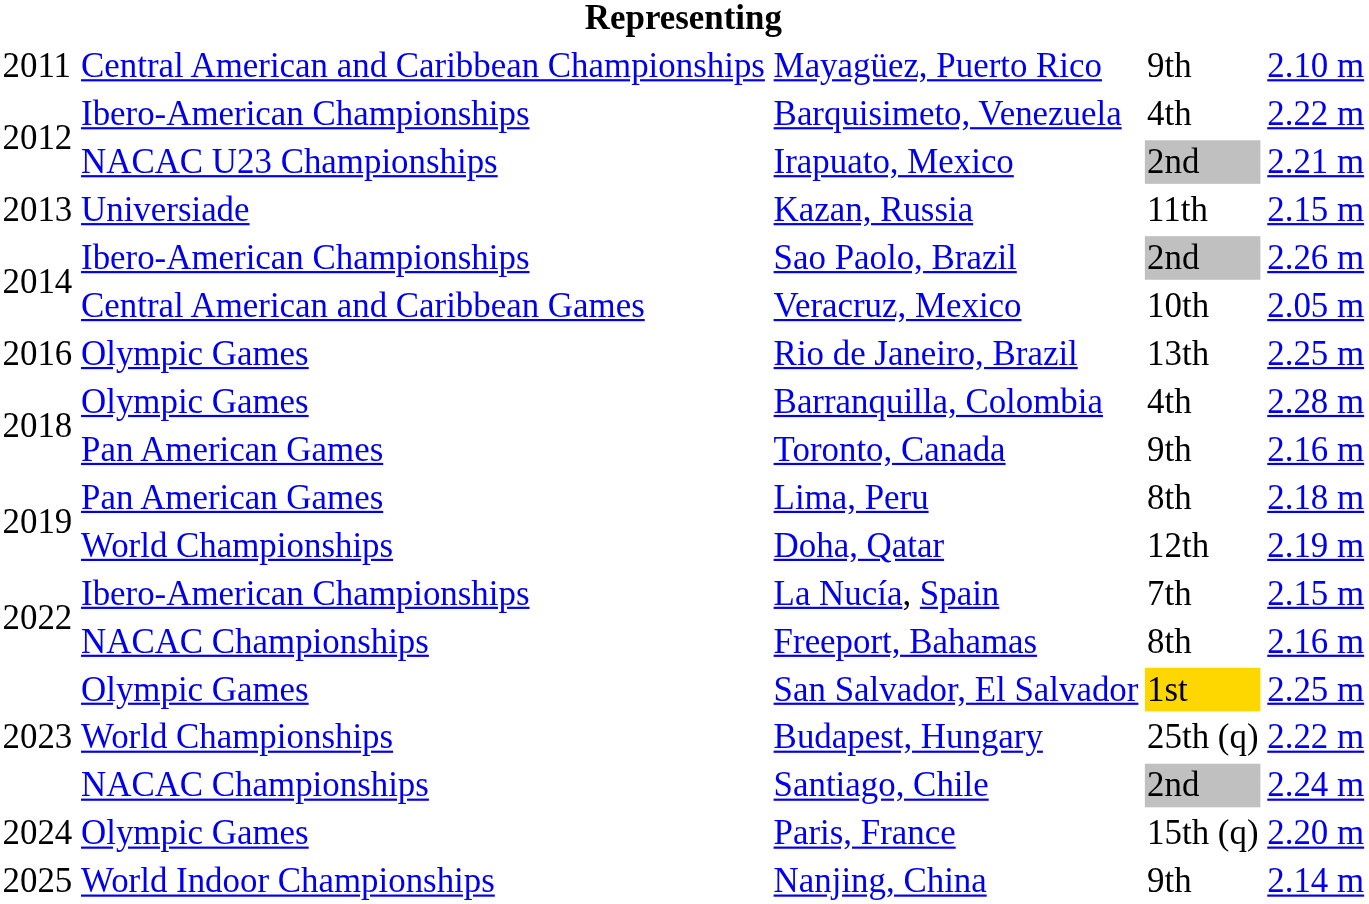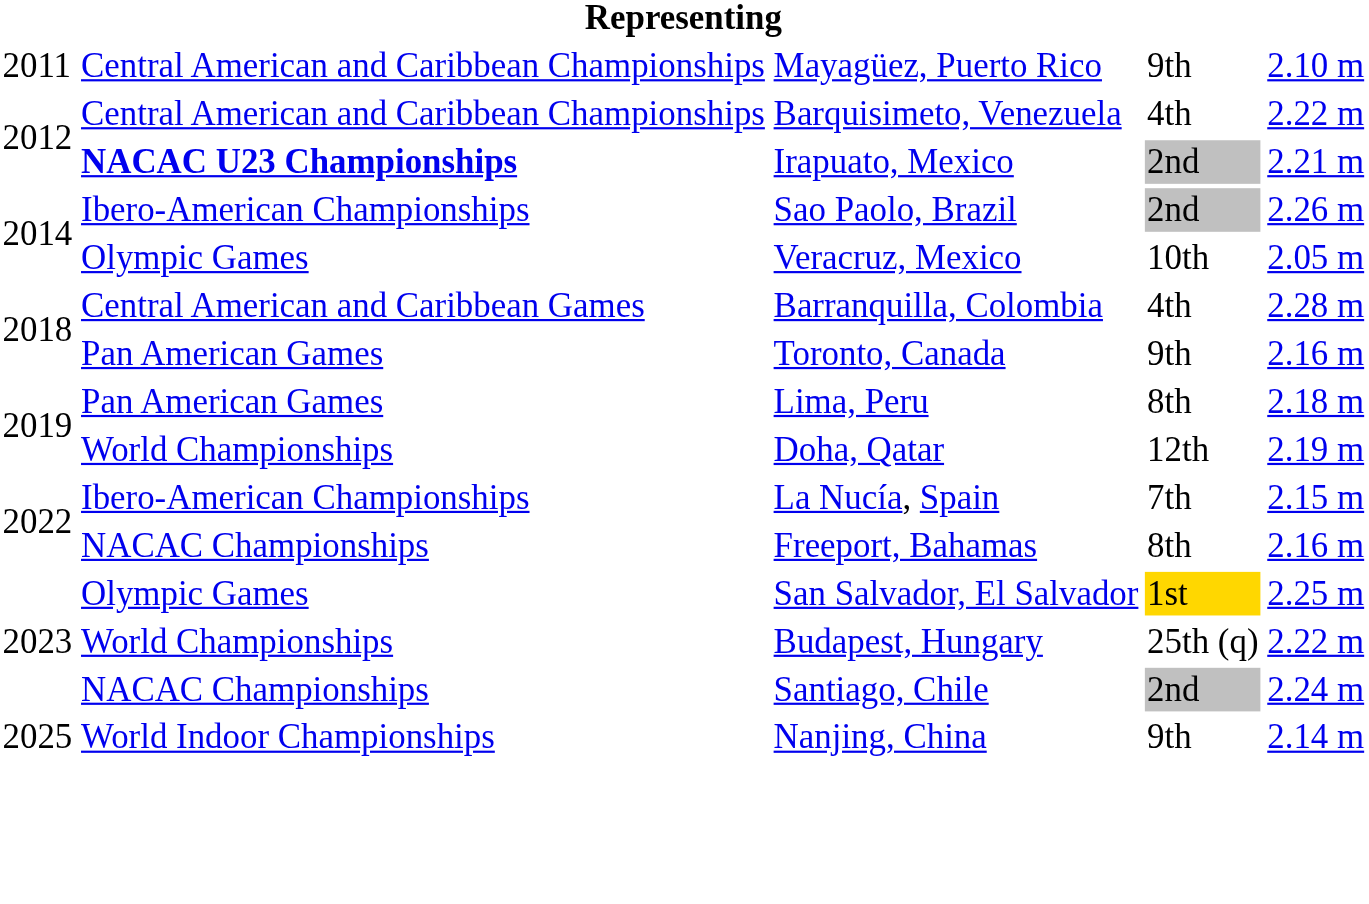(305, 113) Ibero-American Championships -> (423, 113) Central American and Caribbean Championships
(289, 161) normal -> (299, 161) bold
- row: (873, 209)
(363, 305) Central American and Caribbean Games -> (195, 257) Olympic Games
- row: (926, 353)
(195, 401) Olympic Games -> (363, 305) Central American and Caribbean Games
- row: (865, 832)
